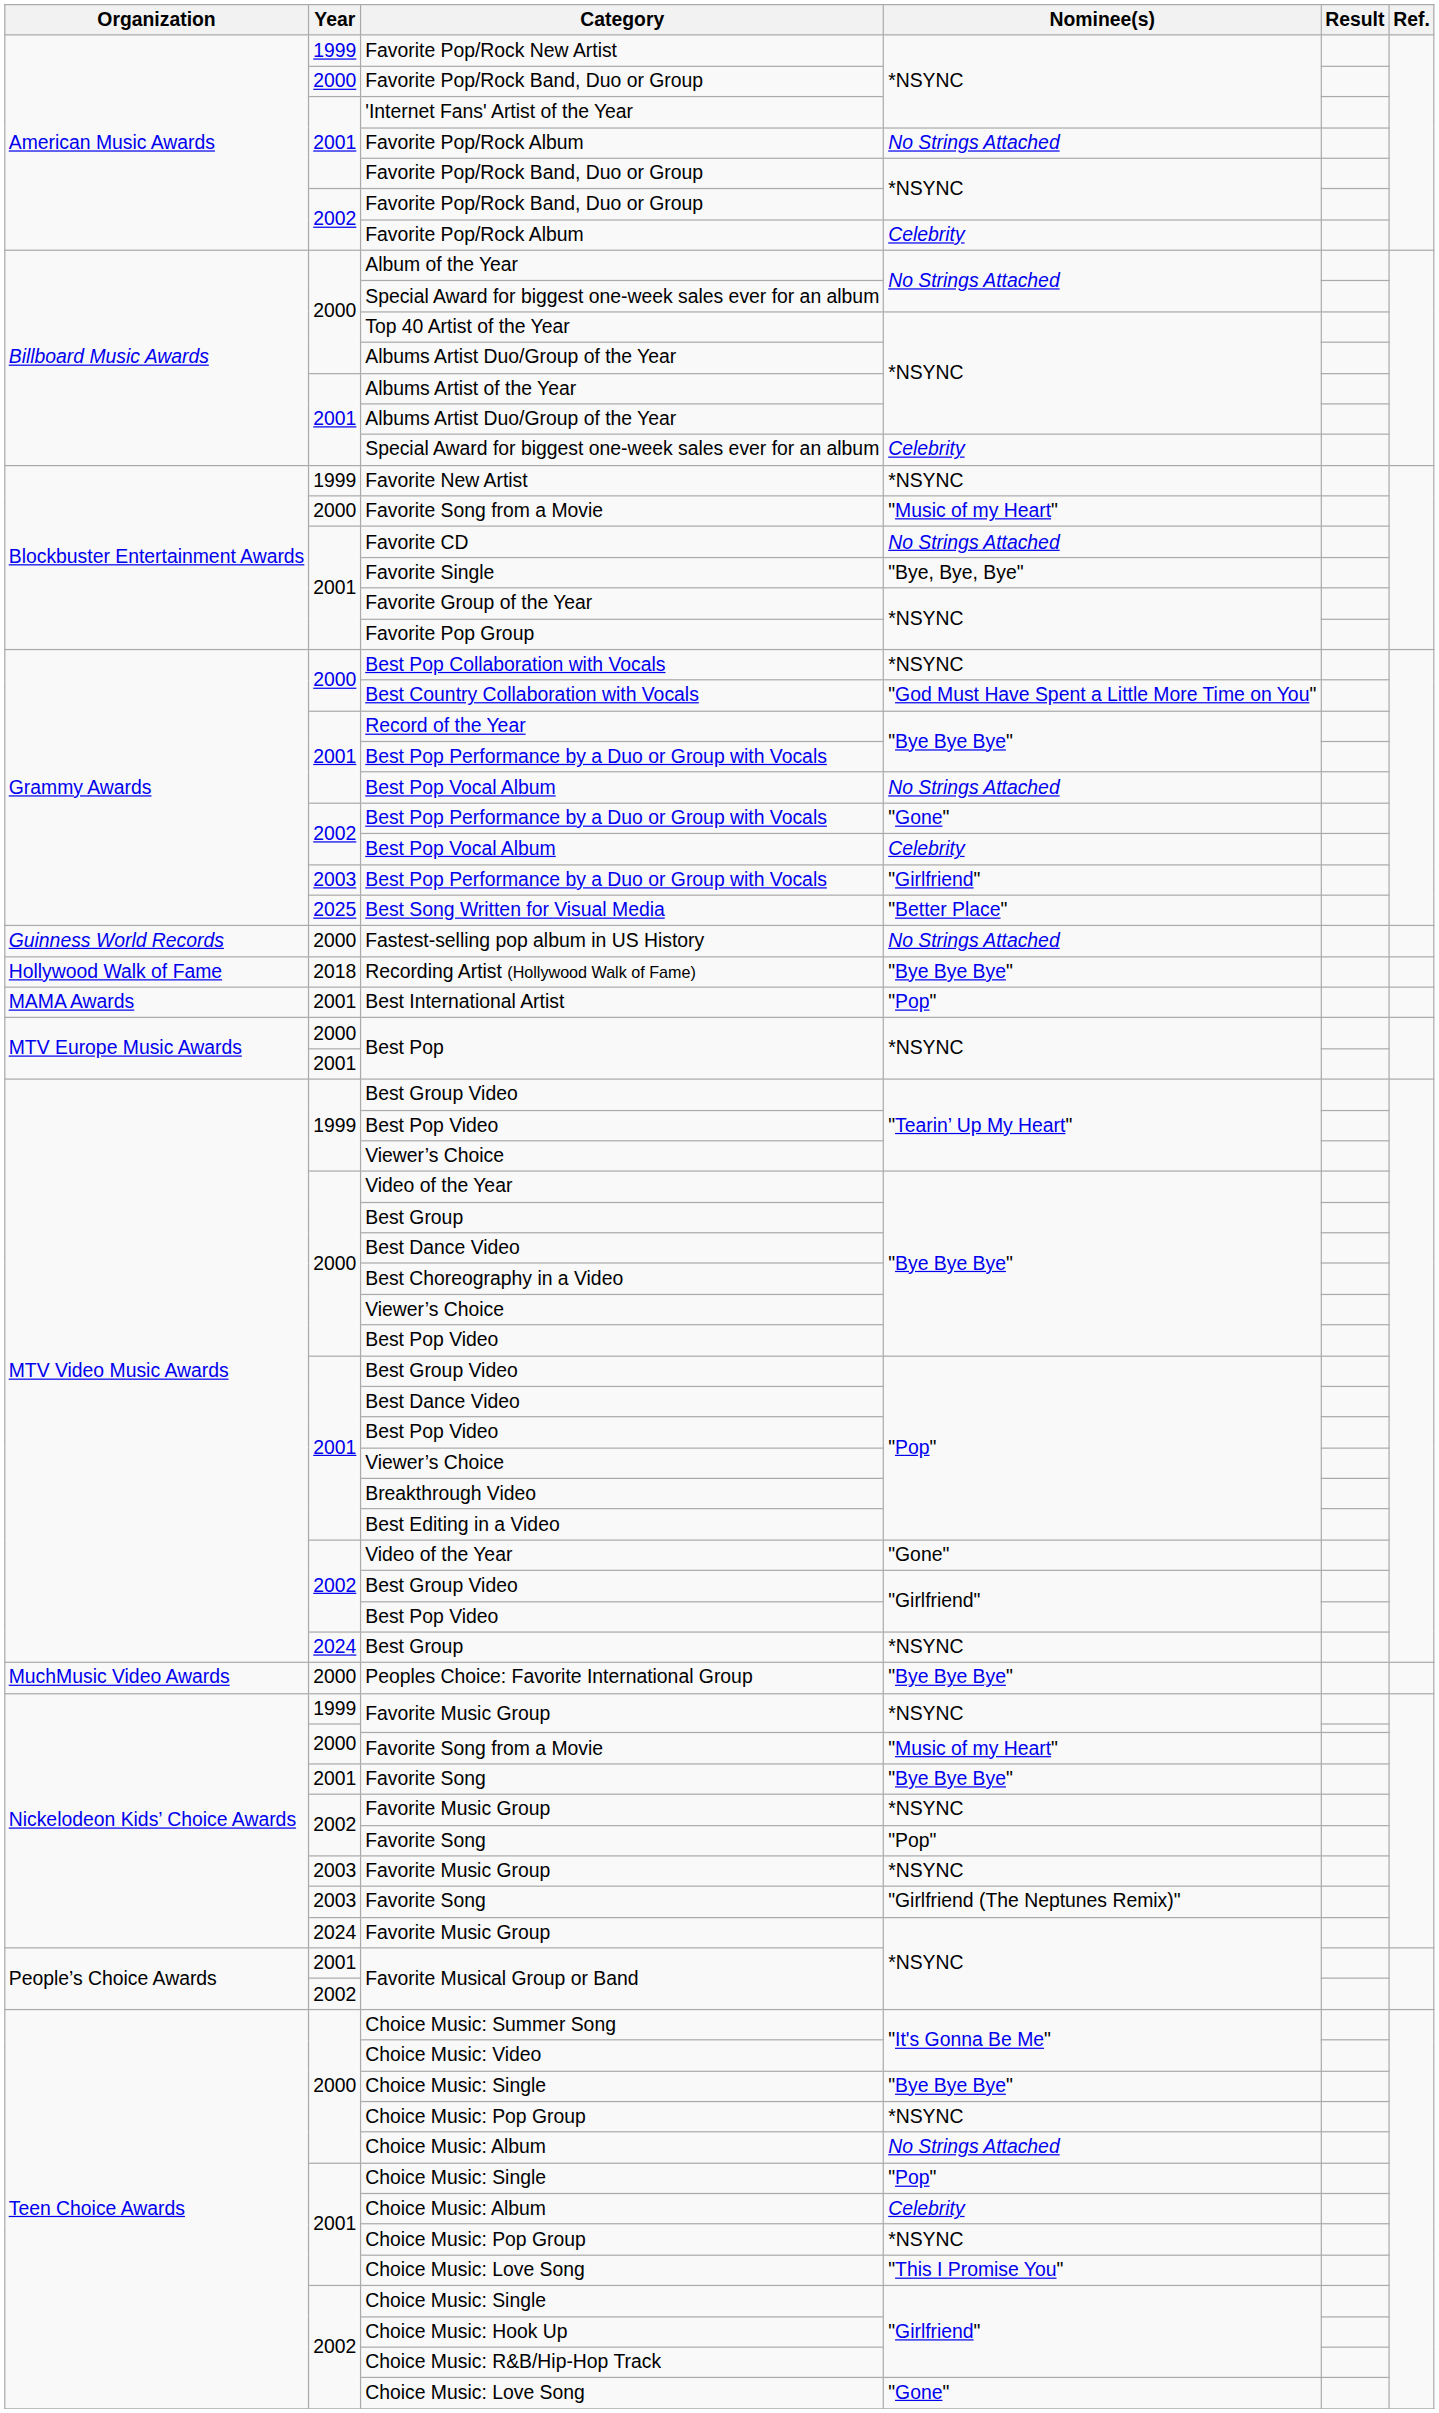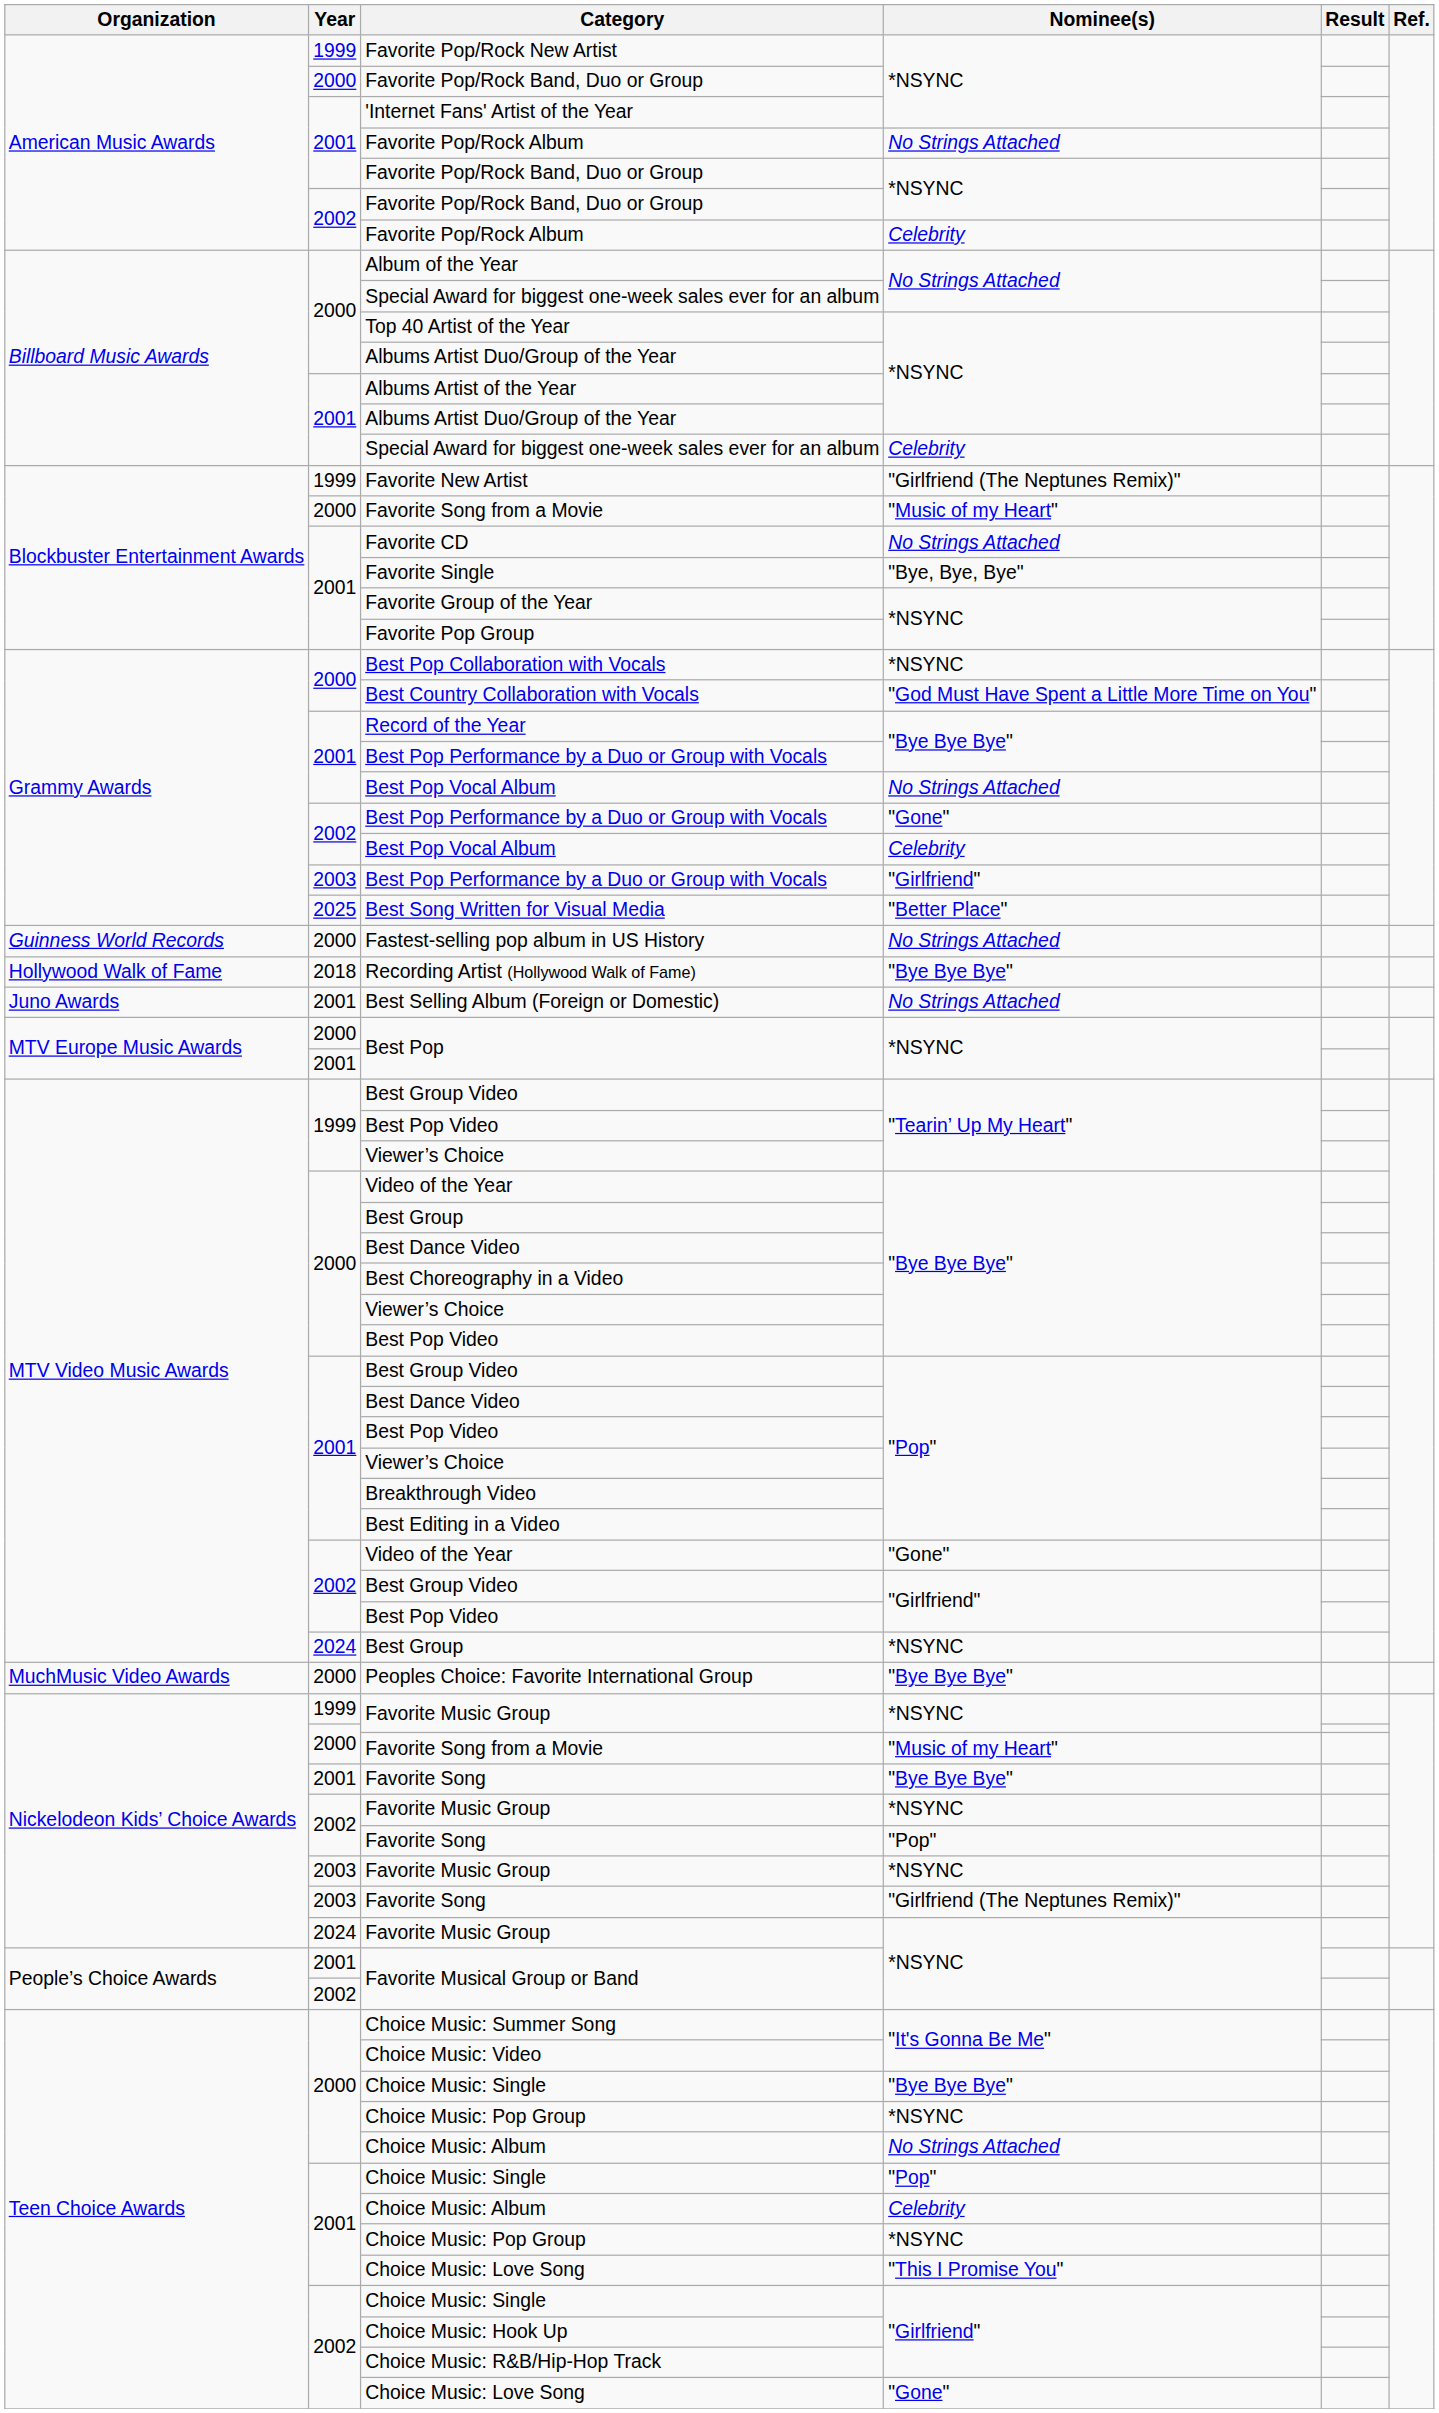(926, 480) *NSYNC -> (1034, 480) "Girlfriend (The Neptunes Remix)"
+ row: (335, 1002)
- row: (335, 1002)
